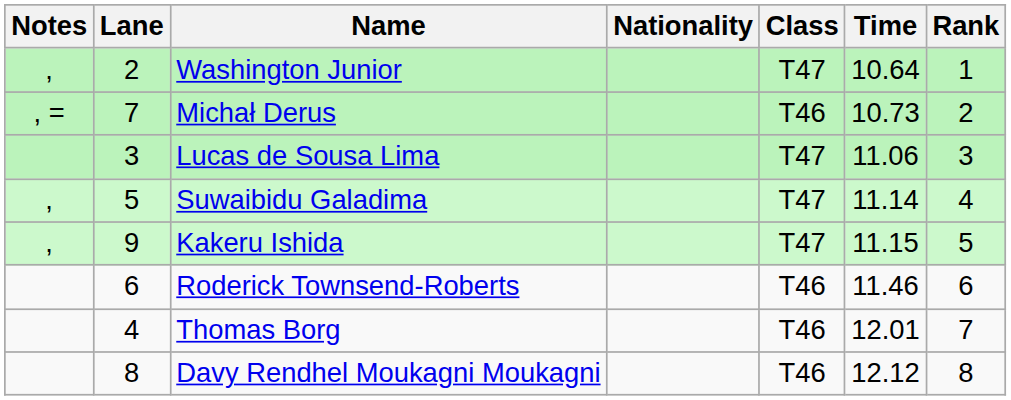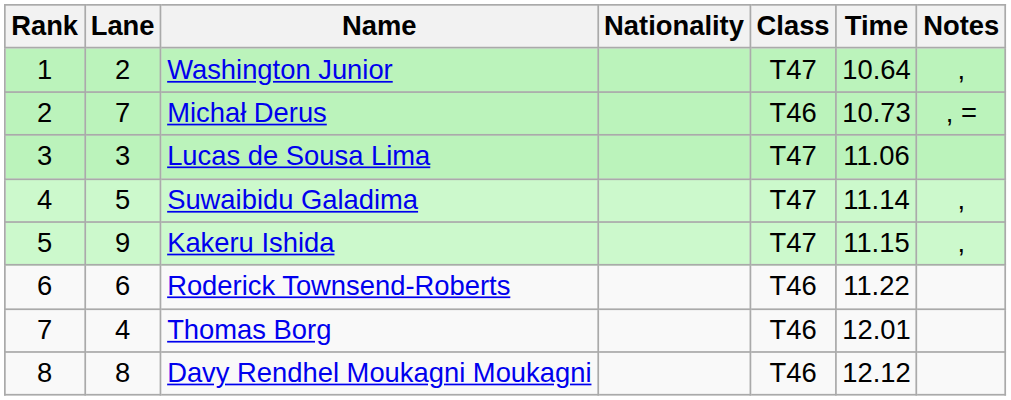columns swapped: (966, 26) <-> (49, 26)
(886, 286) 11.46 -> (876, 286) 11.22
